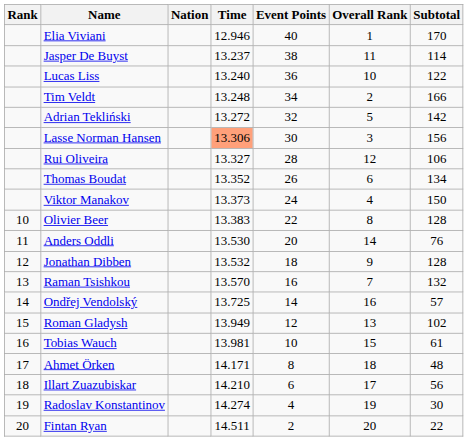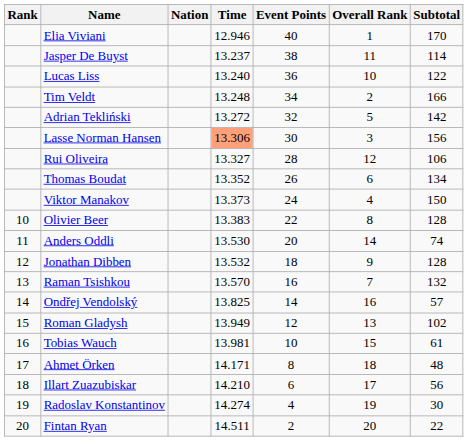(437, 240) 76 -> (437, 240) 74
(232, 302) 13.725 -> (232, 302) 13.825
